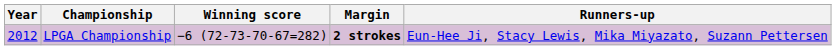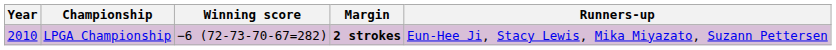(22, 35) 2012 -> (22, 35) 2010
